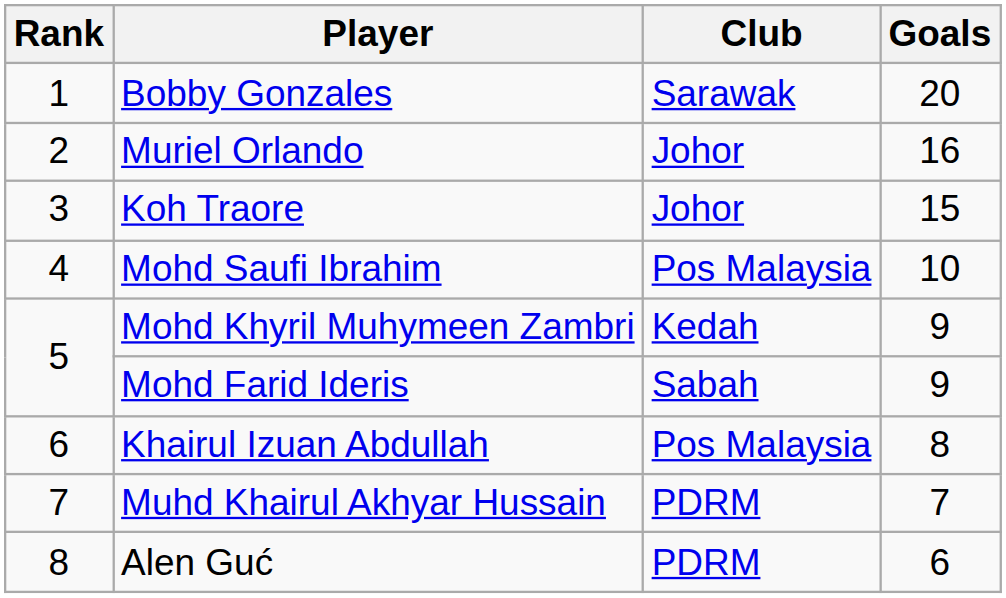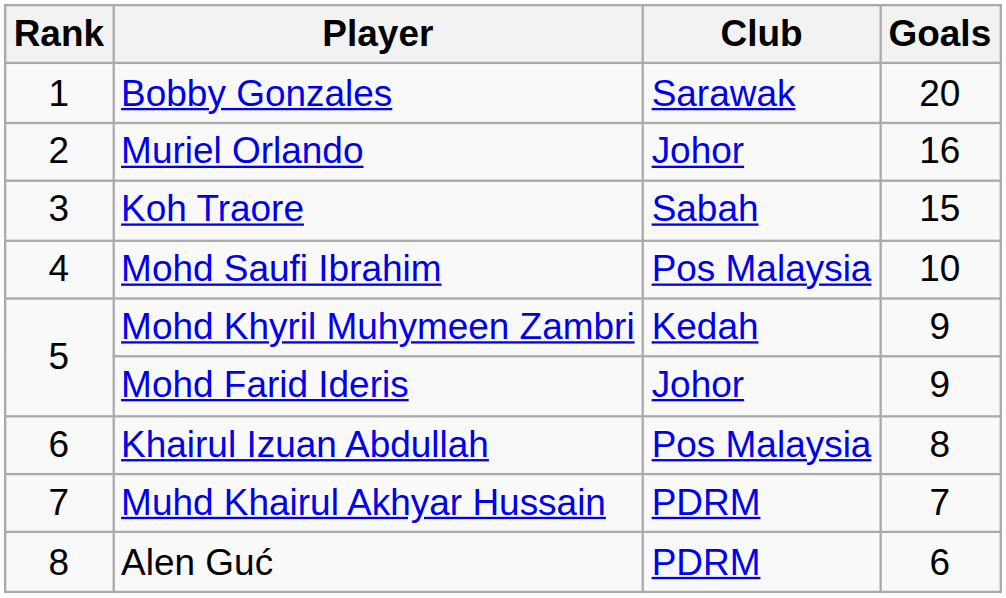(698, 209) Johor -> (705, 209) Sabah
(705, 385) Sabah -> (698, 385) Johor
